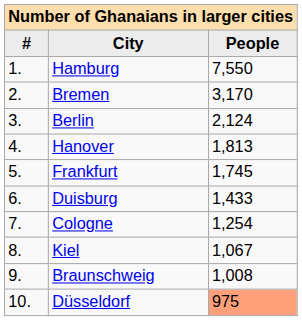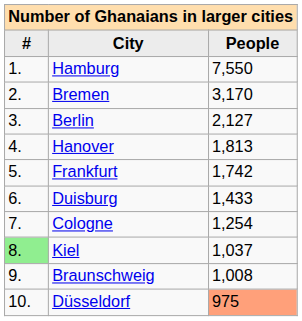(232, 120) 2,124 -> (232, 120) 2,127
(232, 172) 1,745 -> (232, 172) 1,742
(15, 250) no background -> (15, 250) lightgreen background
(232, 250) 1,067 -> (232, 250) 1,037
